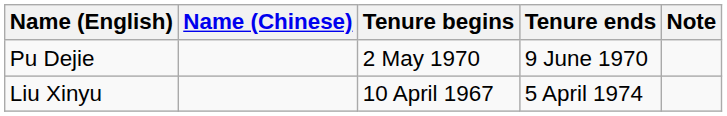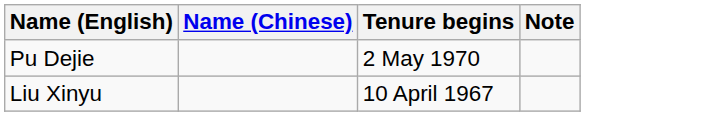- column: (590, 22)
